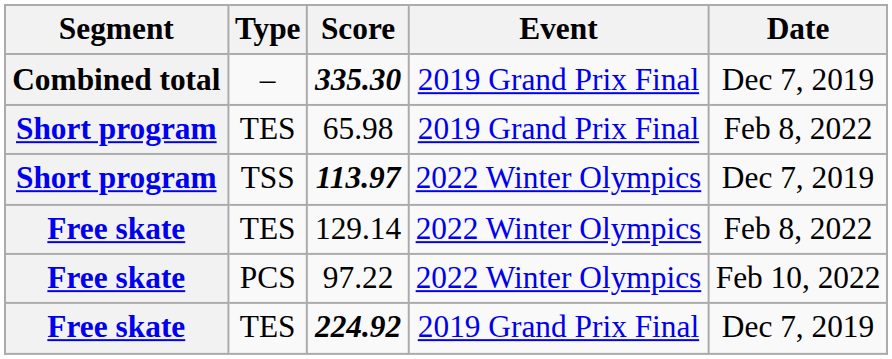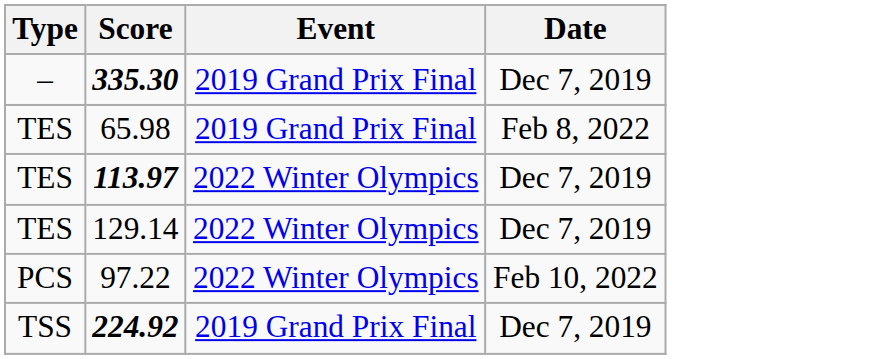- column: (116, 29)
(268, 178) TSS -> (45, 178) TES
(798, 228) Feb 8, 2022 -> (575, 228) Dec 7, 2019
(268, 327) TES -> (45, 327) TSS
